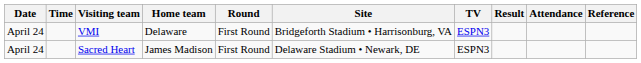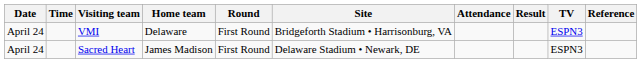columns swapped: (473, 13) <-> (556, 13)
